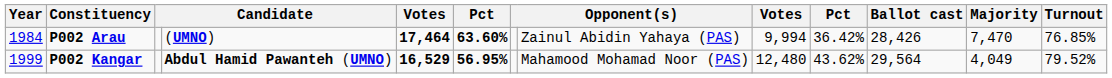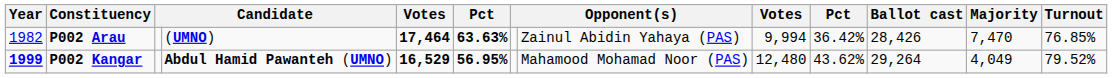(26, 39) 1984 -> (26, 39) 1982
(482, 39) 63.60% -> (482, 39) 63.63%
(26, 61) normal -> (26, 61) bold
(896, 61) 29,564 -> (896, 61) 29,264
